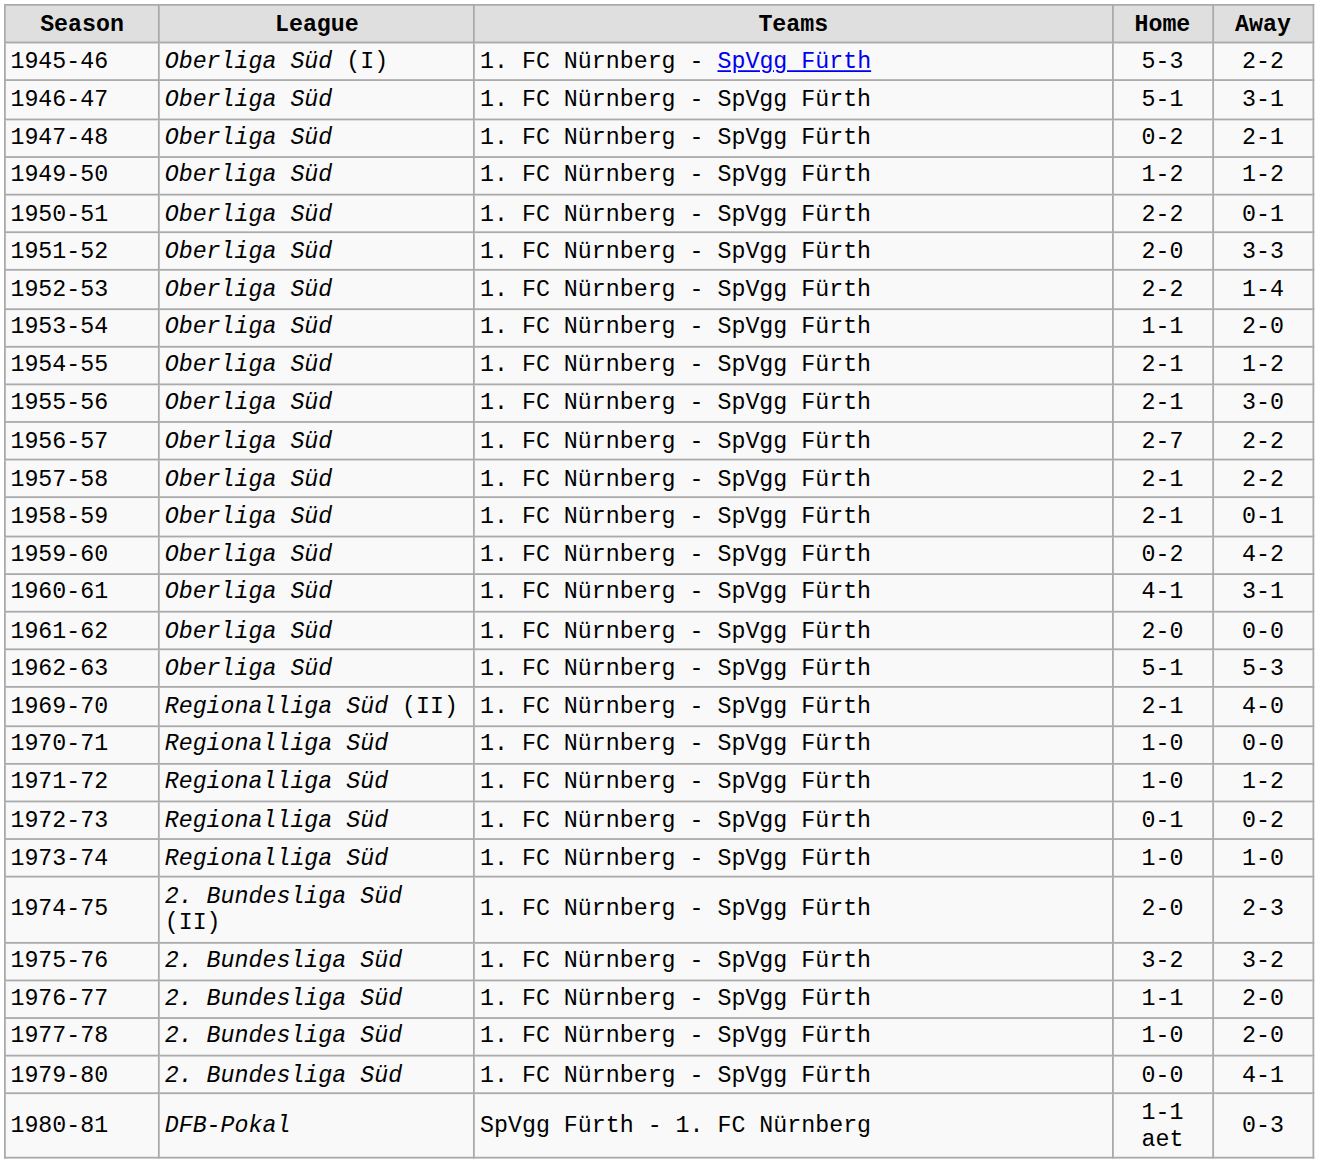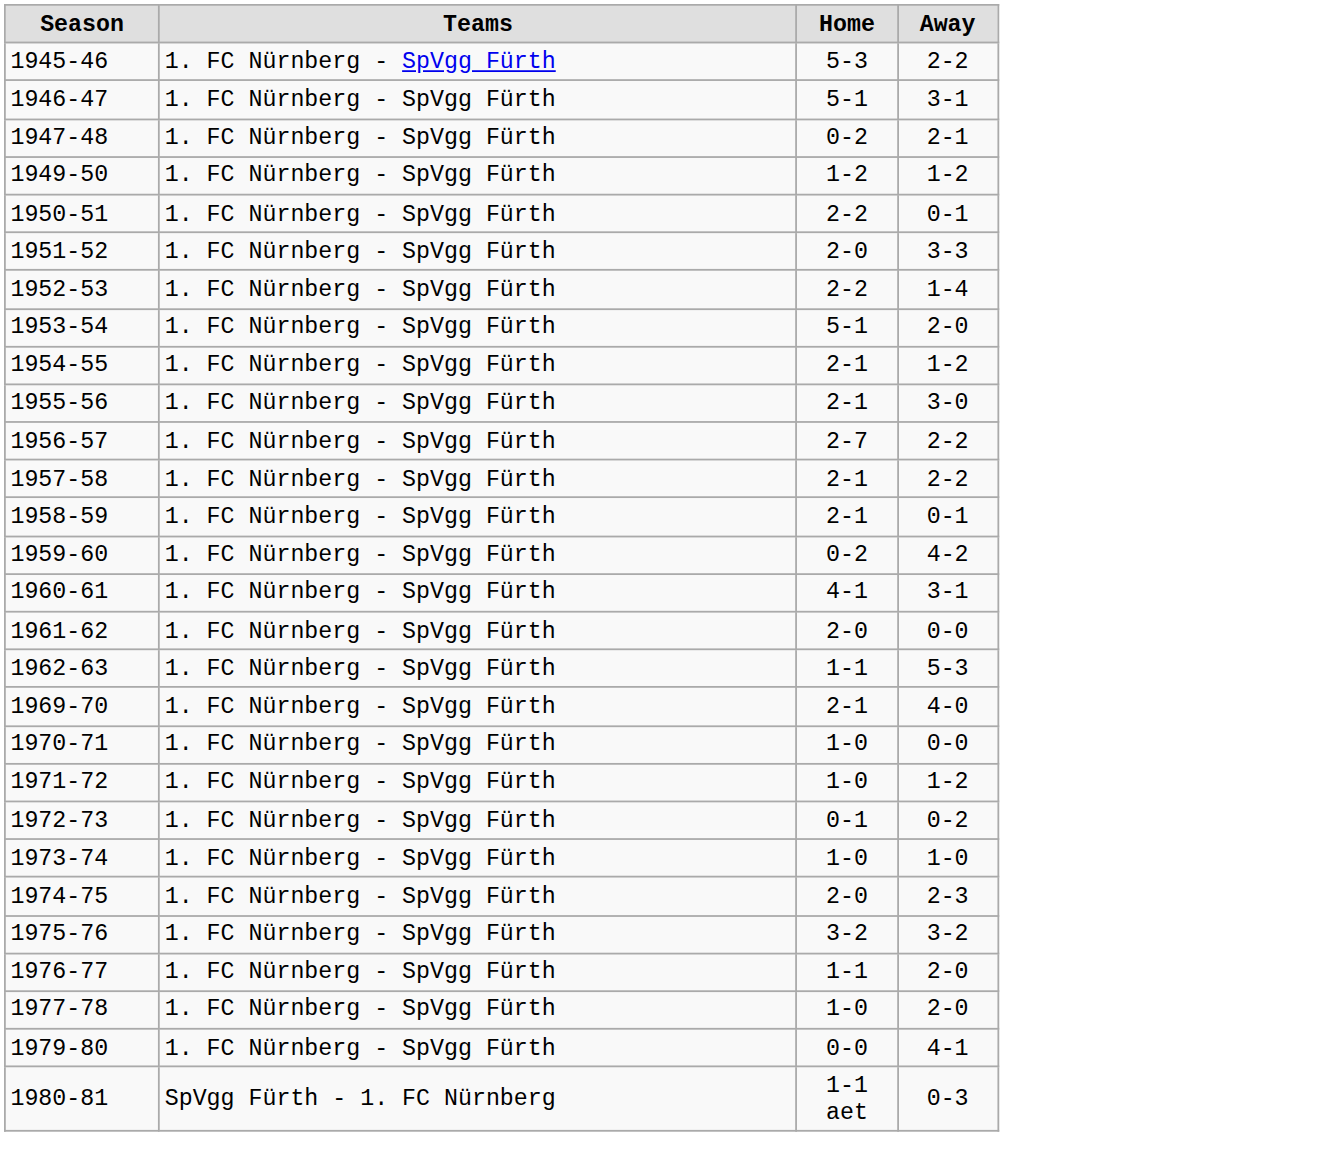- column: (317, 24)
(1162, 327) 1-1 -> (847, 327) 5-1
(1162, 669) 5-1 -> (847, 669) 1-1
